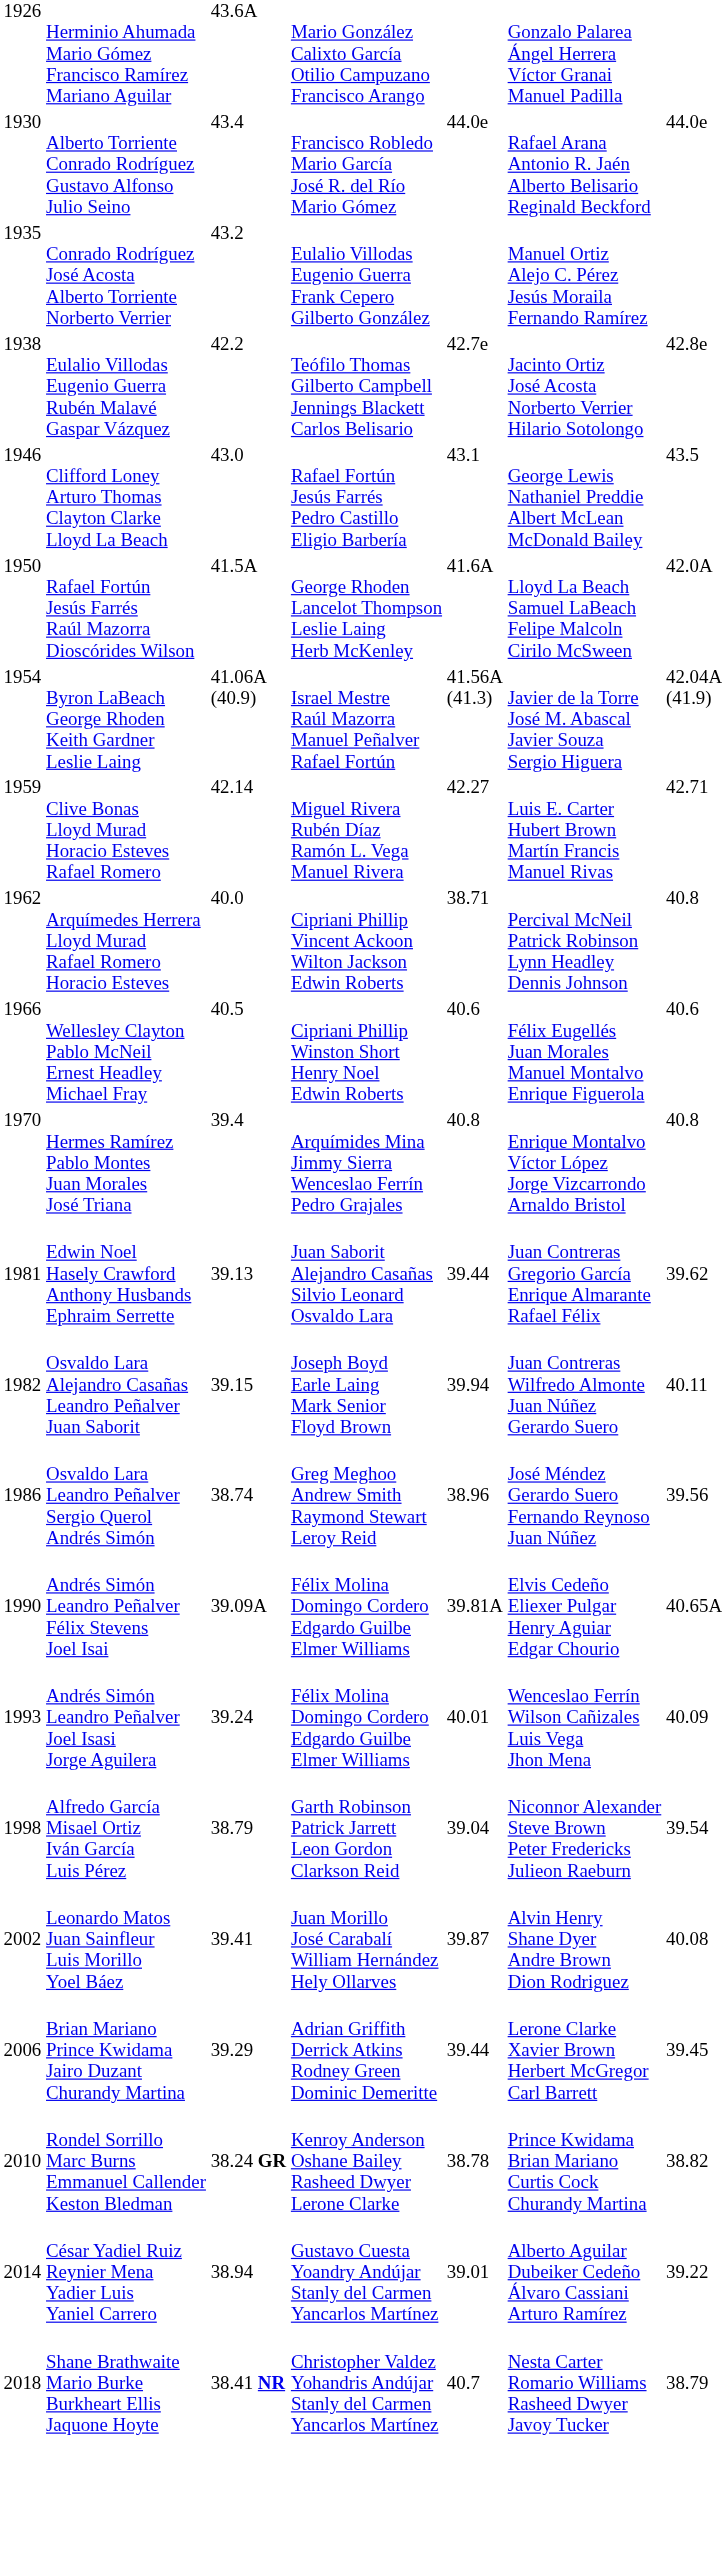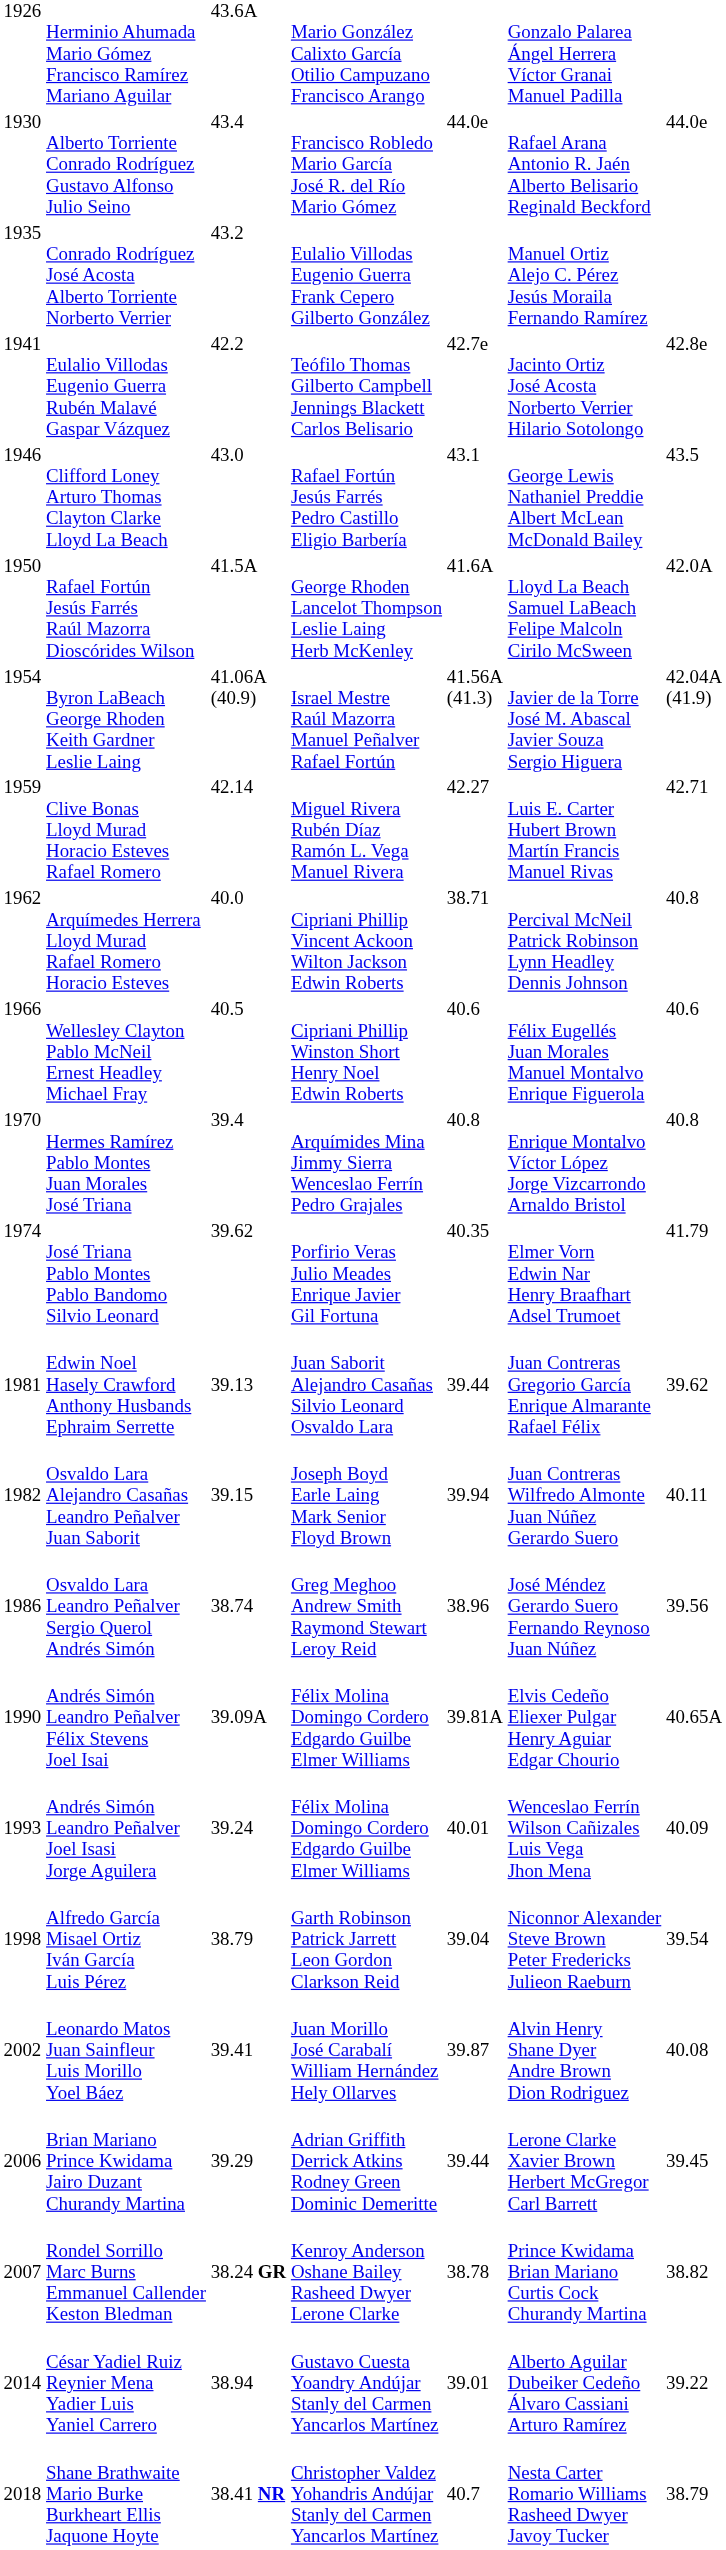(22, 343) 1938 -> (22, 343) 1941
+ row: (107, 1284)
(22, 2161) 2010 -> (22, 2271) 2007
